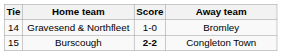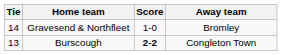(14, 43) 15 -> (14, 43) 13
